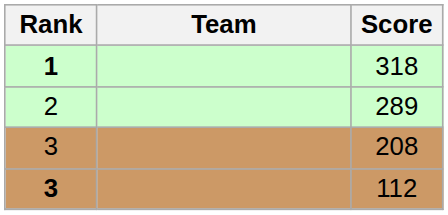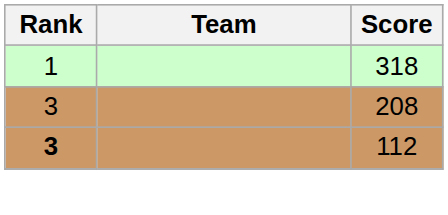(51, 65) bold -> (51, 65) normal
- row: (397, 106)
